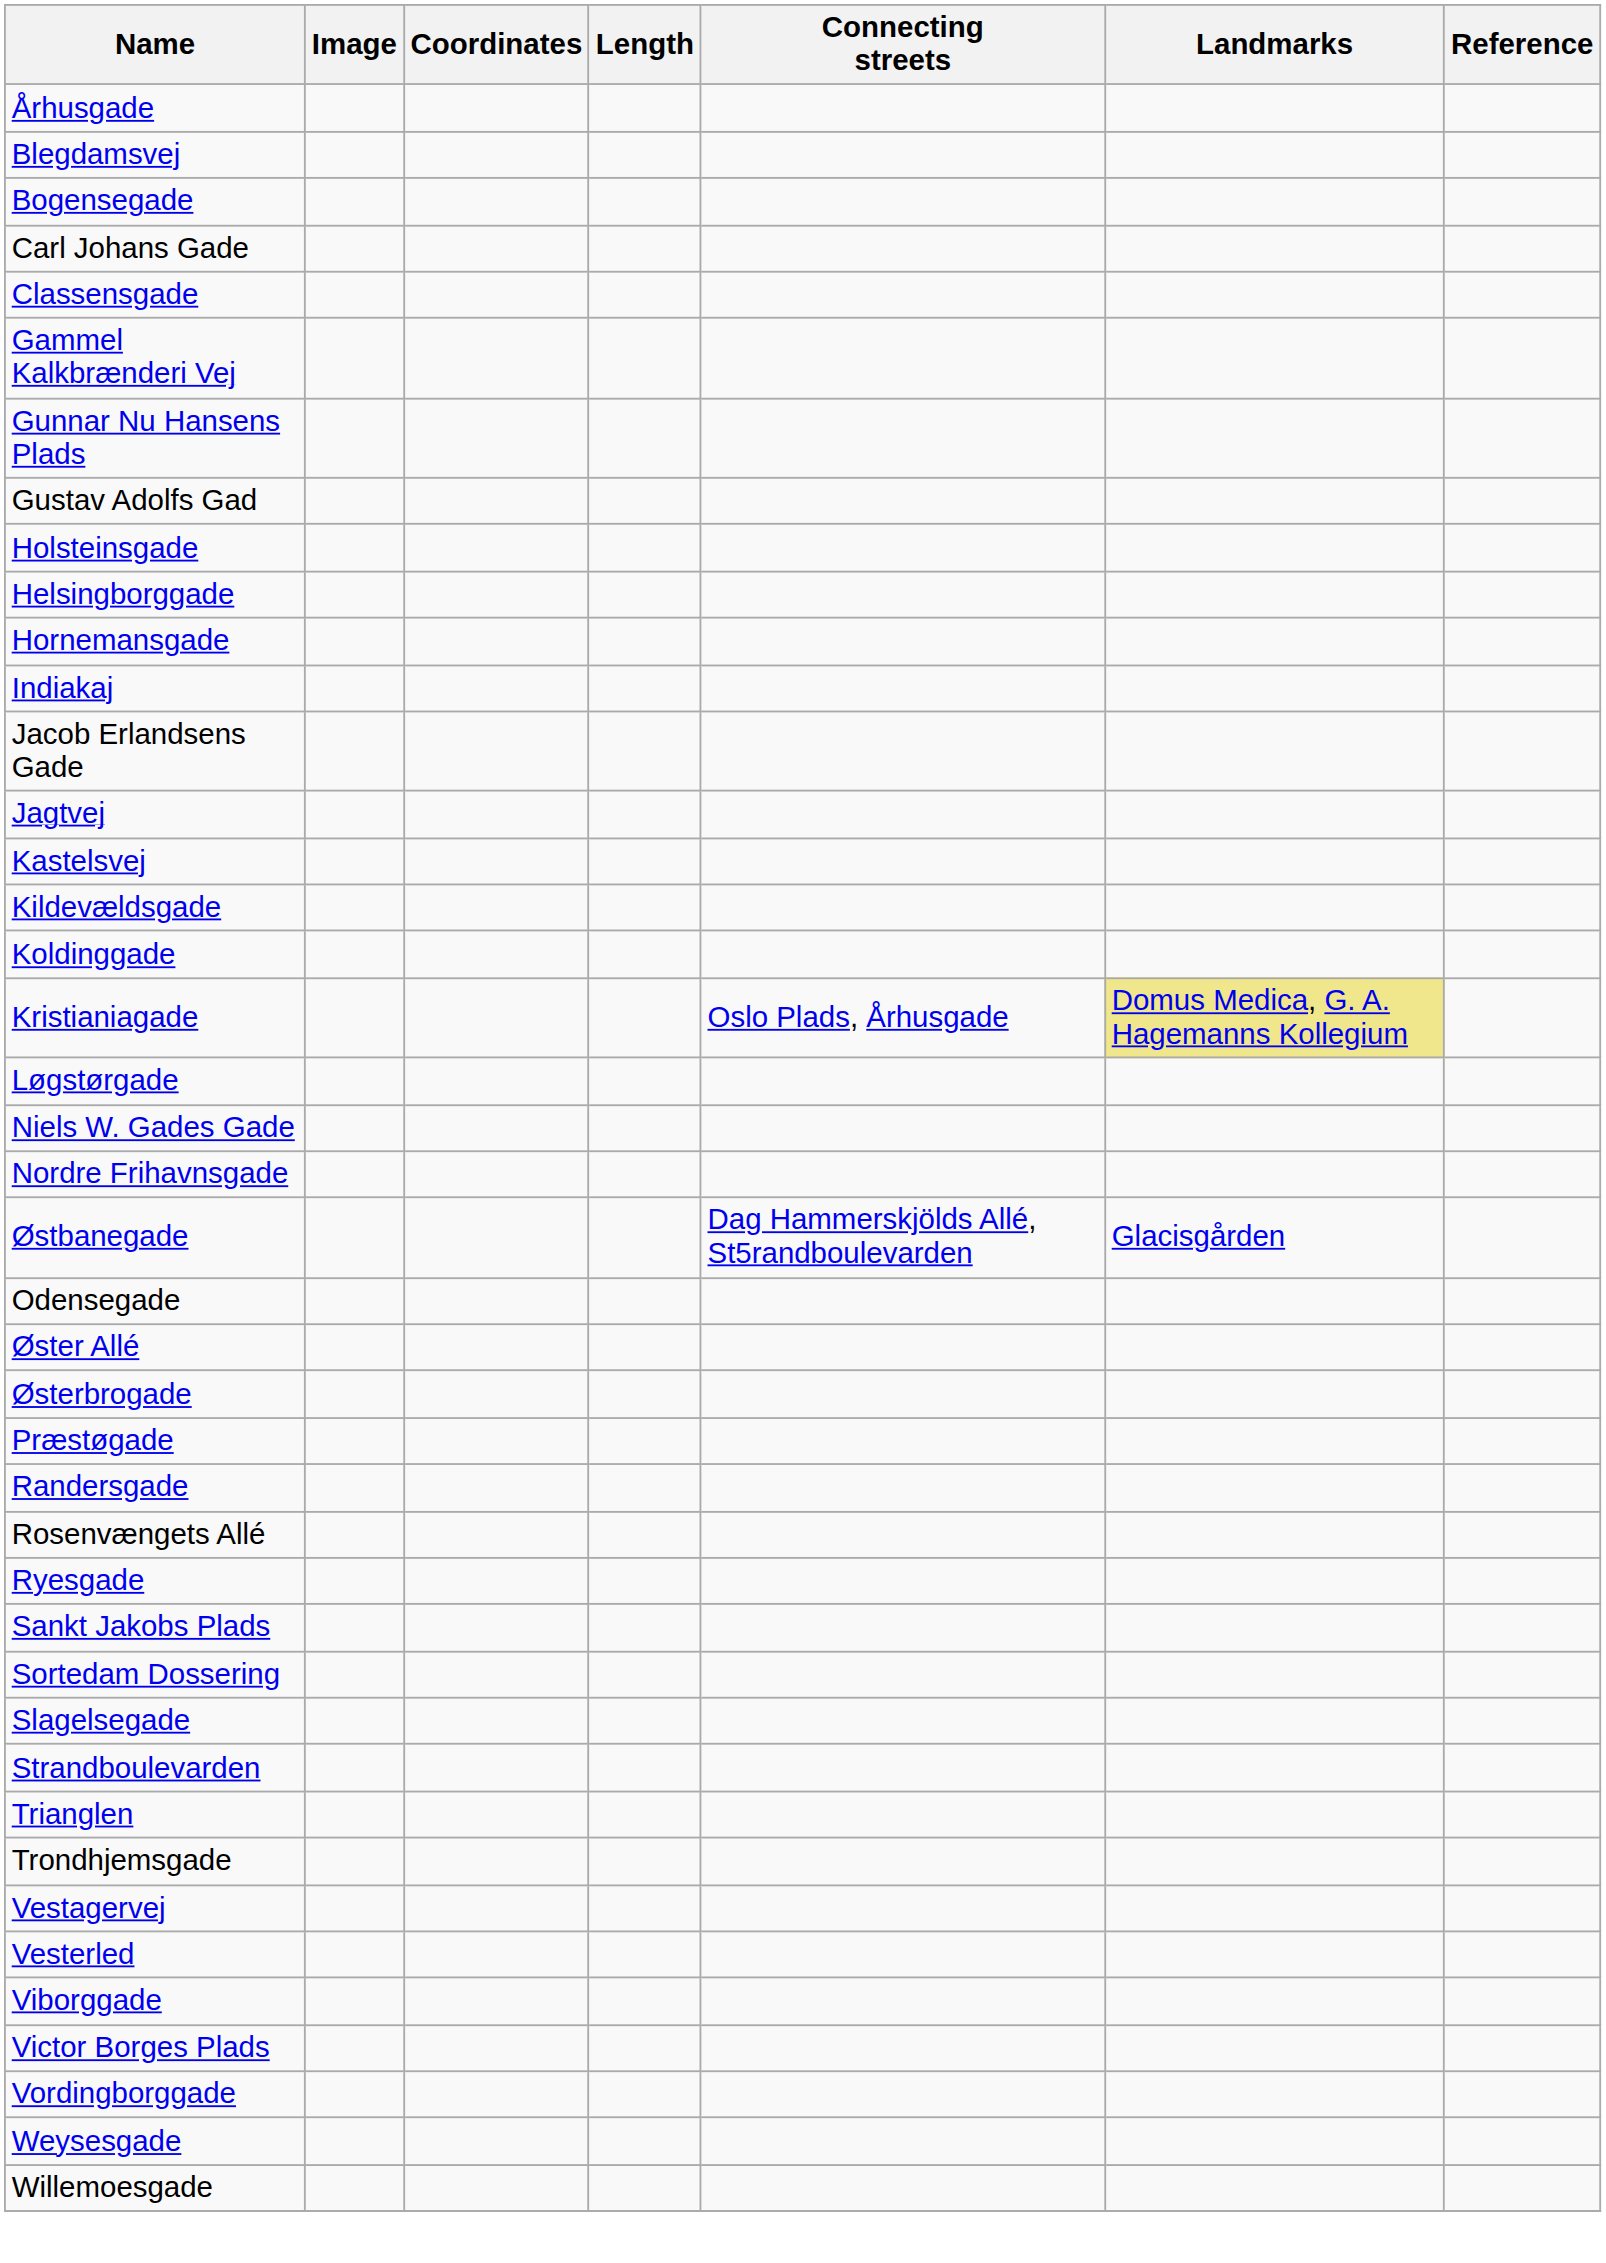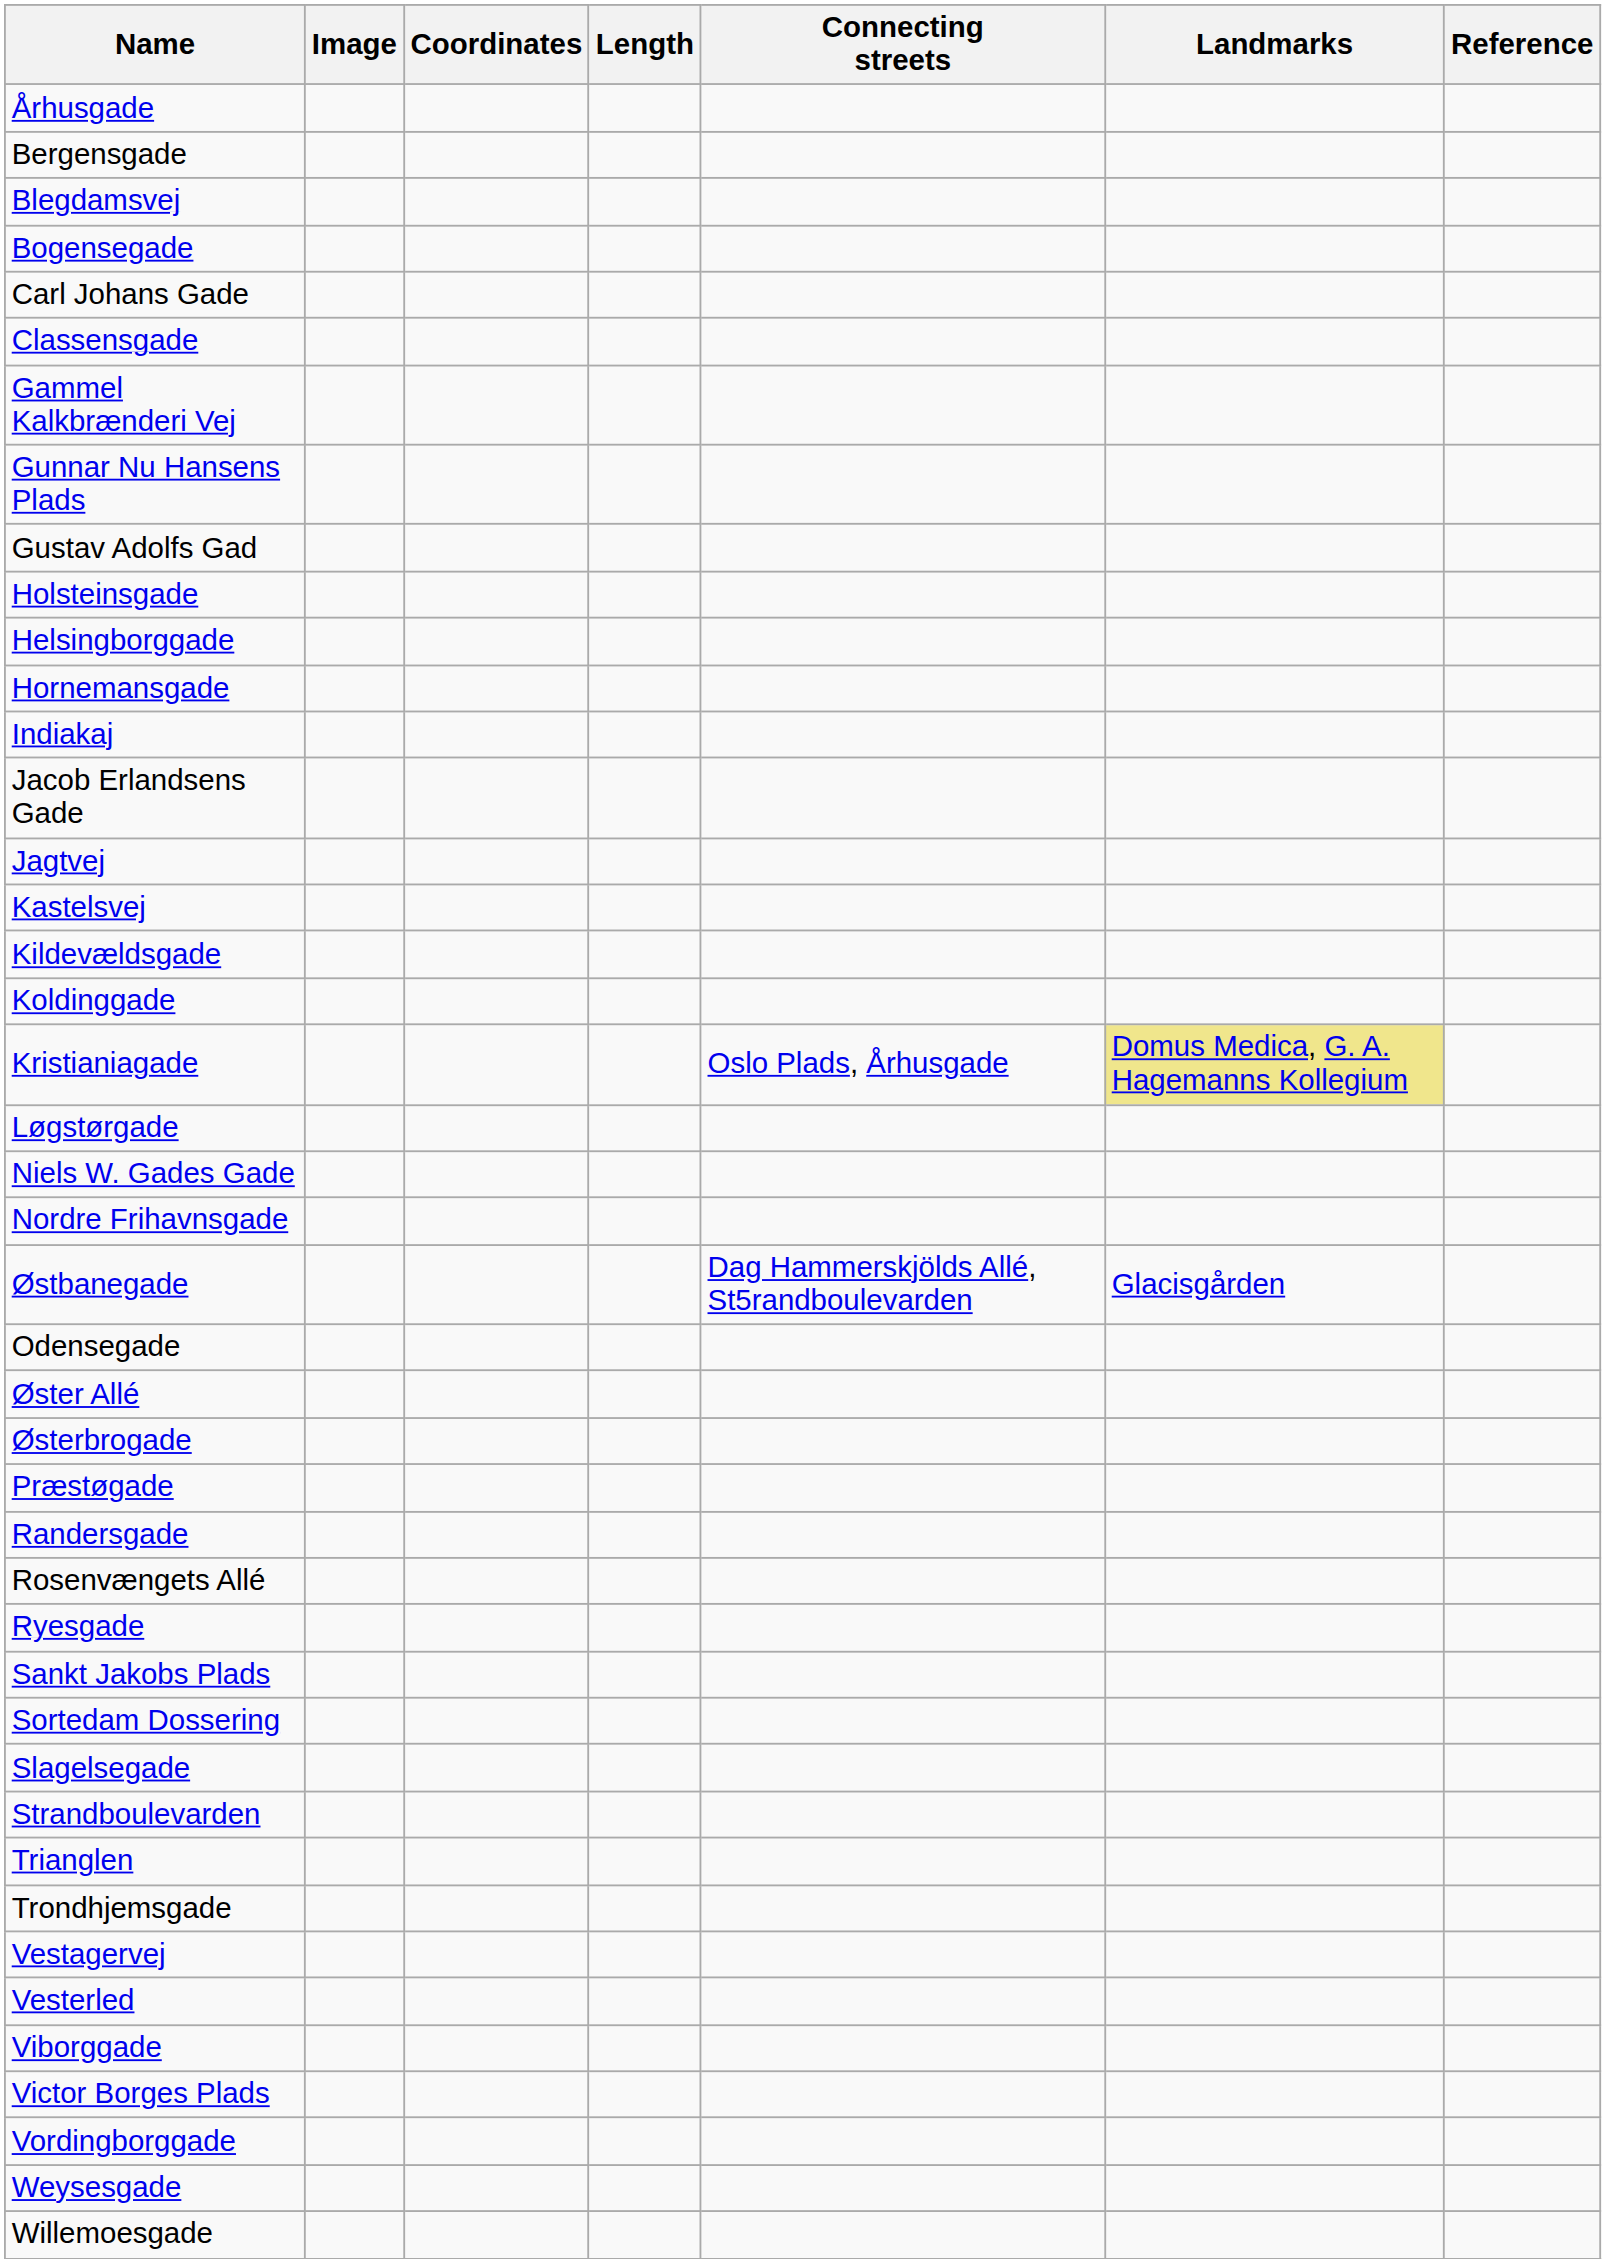+ row: (99, 154)
